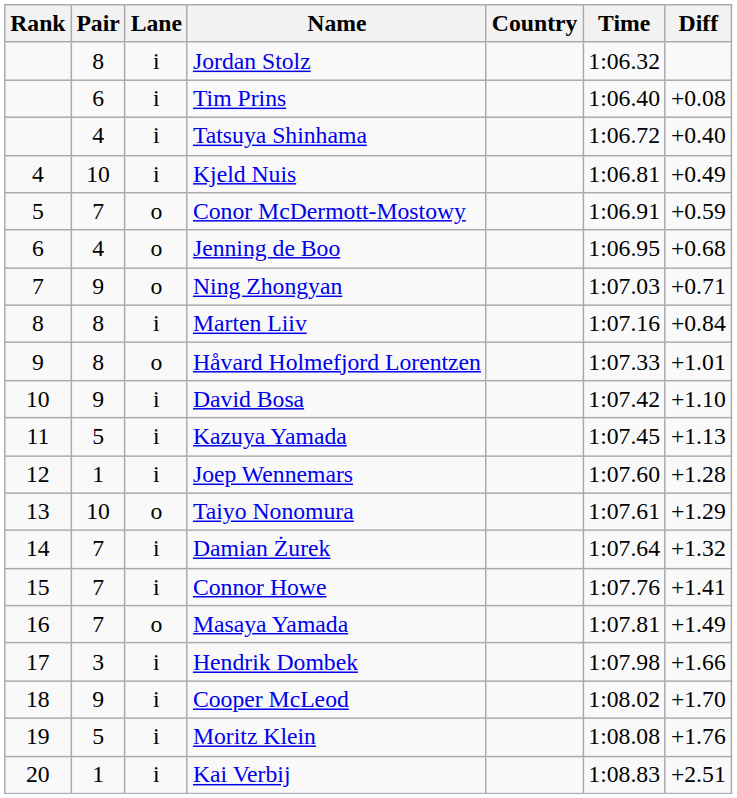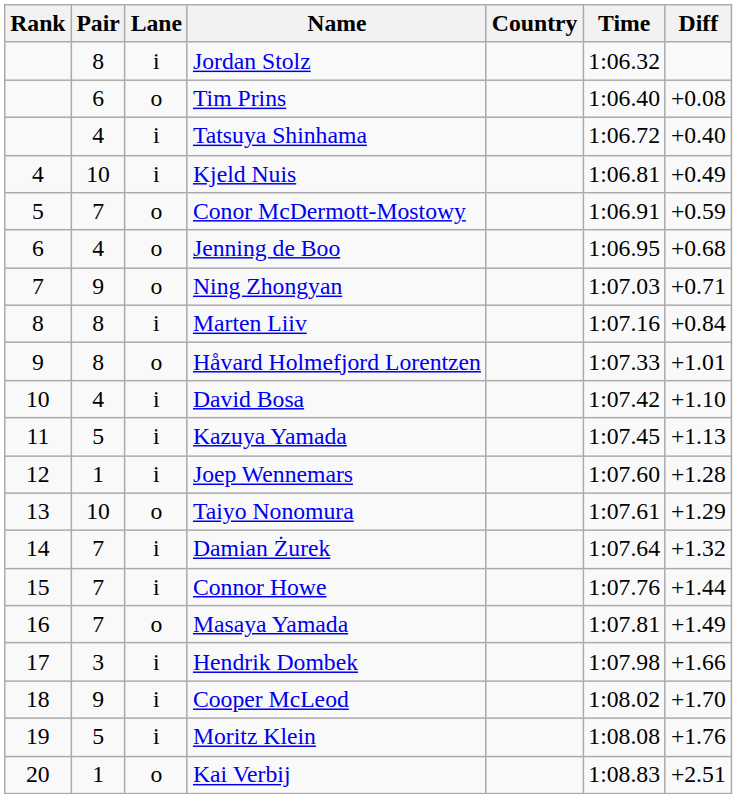(156, 98) i -> (156, 98) o
(98, 398) 9 -> (98, 398) 4
(698, 586) +1.41 -> (698, 586) +1.44
(156, 774) i -> (156, 774) o
